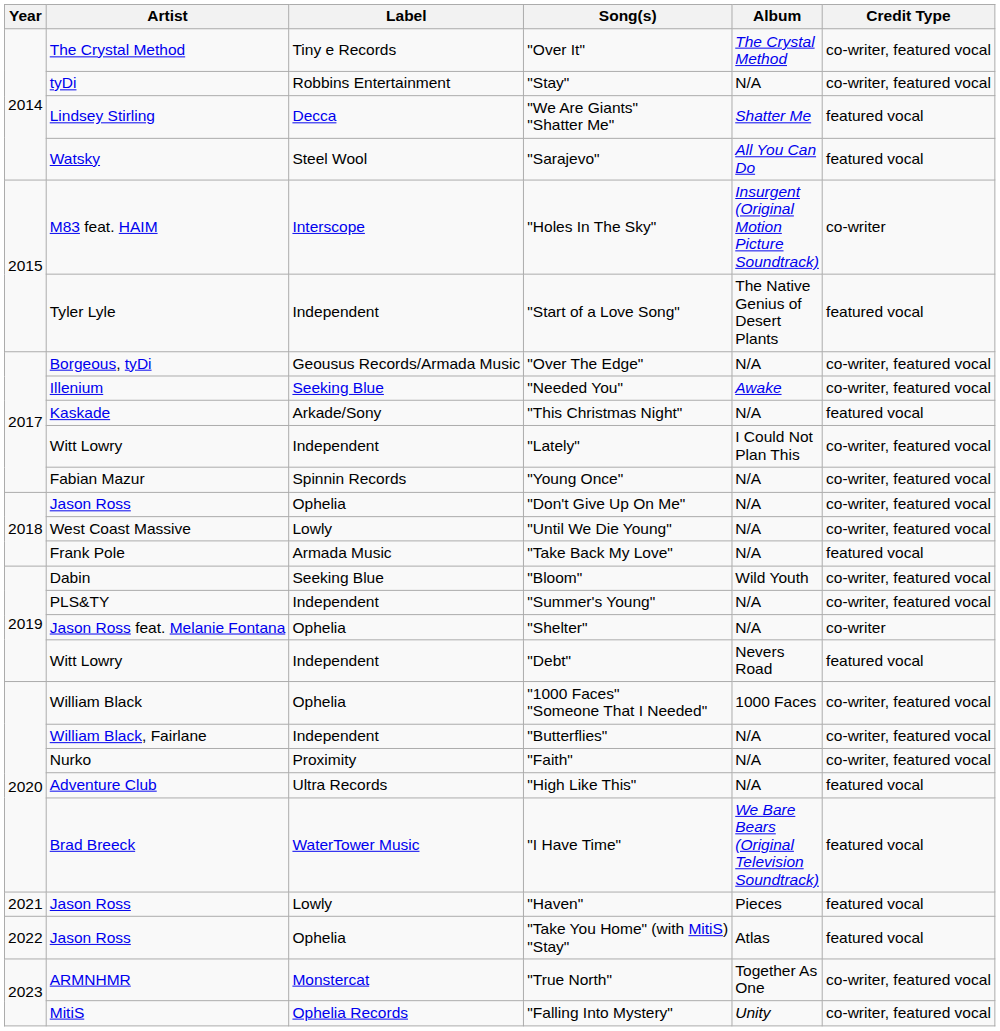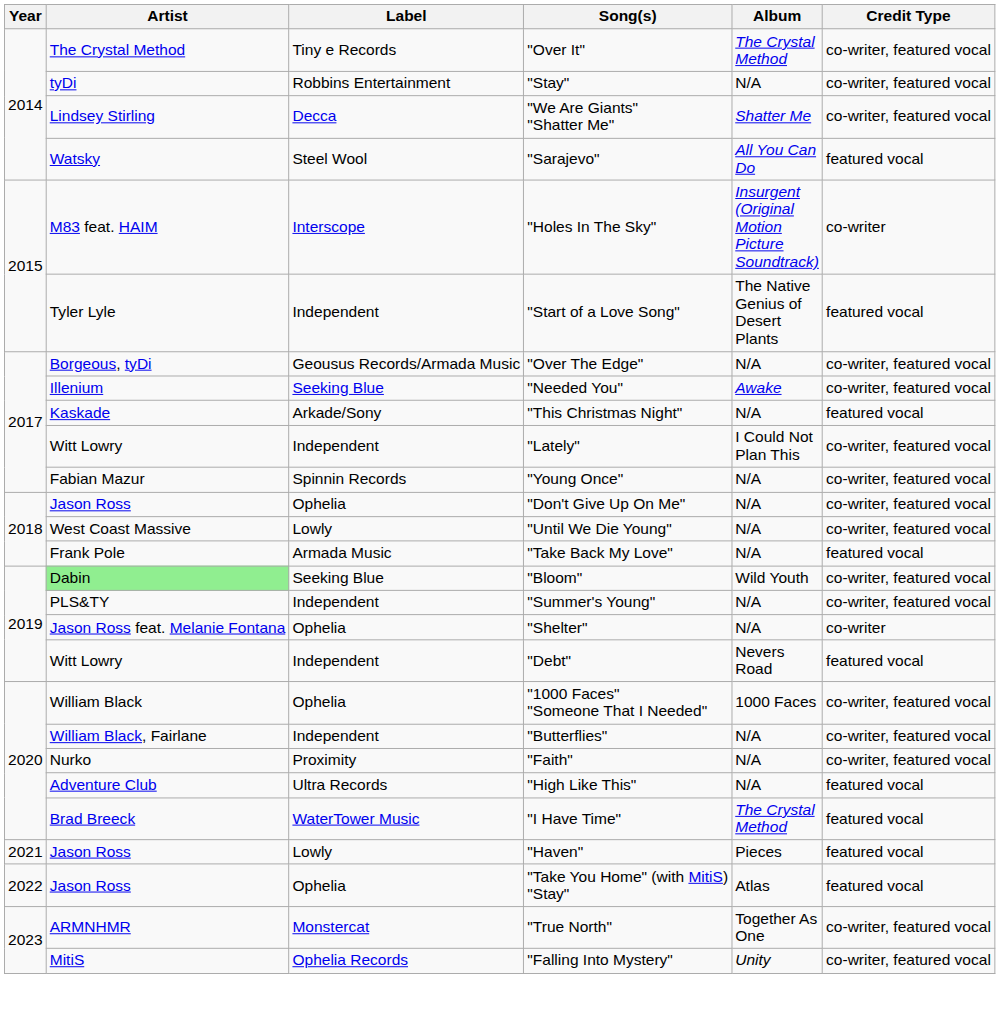(875, 116) featured vocal -> (908, 116) co-writer, featured vocal
(70, 578) no background -> (70, 578) lightgreen background
(777, 844) We Bare Bears (Original Television Soundtrack) -> (775, 818) The Crystal Method
